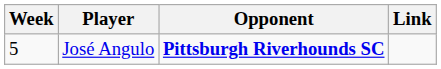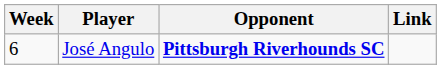(14, 49) 5 -> (14, 49) 6
